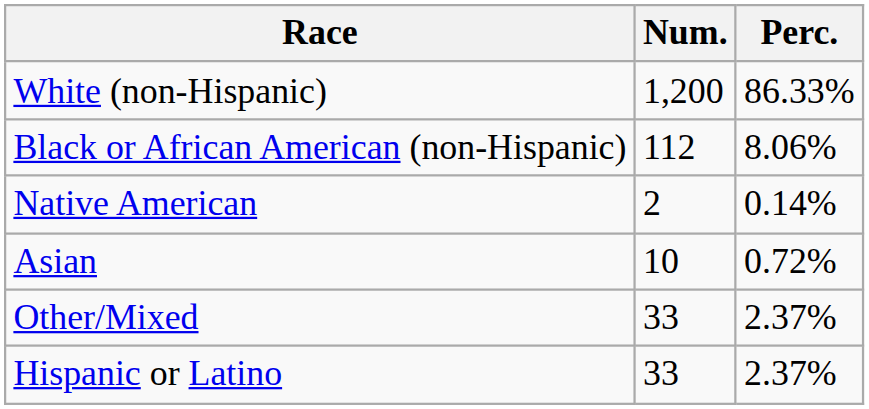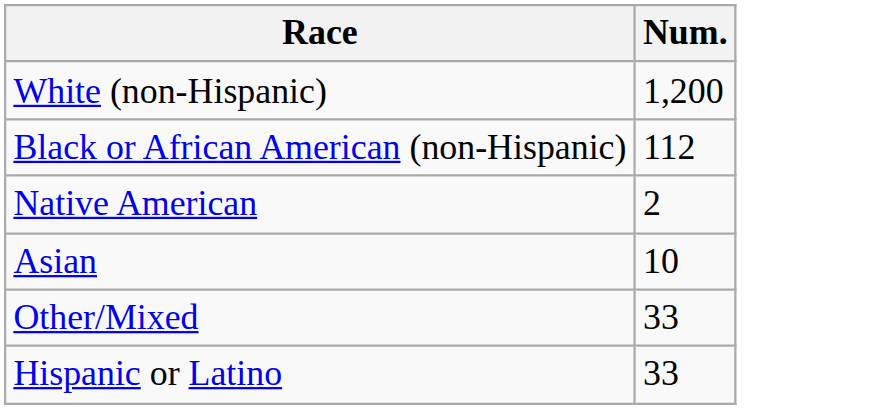- column: (799, 32)
